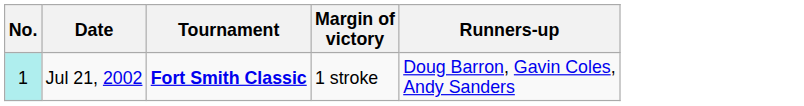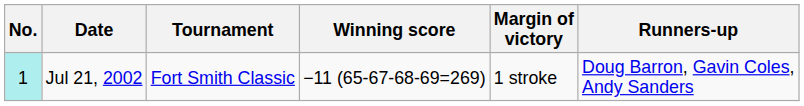+ column: (394, 29)
(229, 77) bold -> (223, 77) normal
